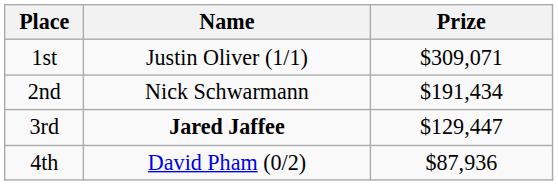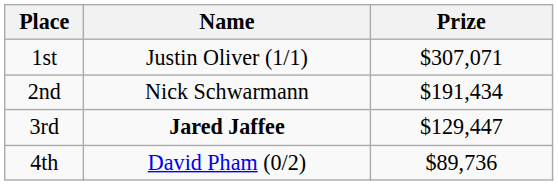(461, 57) $309,071 -> (461, 57) $307,071
(461, 162) $87,936 -> (461, 162) $89,736
